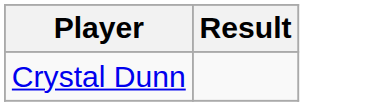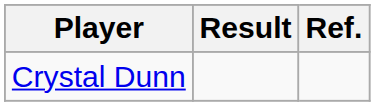+ column: (334, 28)
